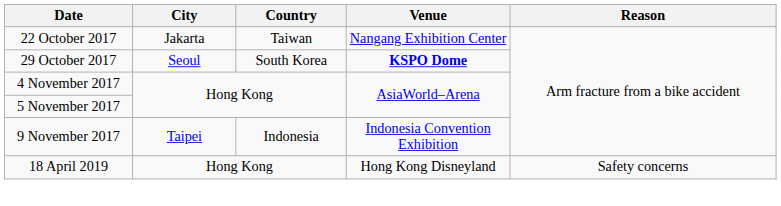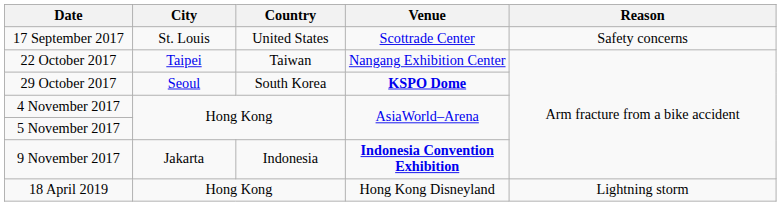+ row: (68, 38)
(184, 38) Jakarta -> (184, 60) Taipei
(184, 136) Taipei -> (184, 159) Jakarta
(428, 136) normal -> (427, 159) bold
(643, 167) Safety concerns -> (643, 189) Lightning storm
